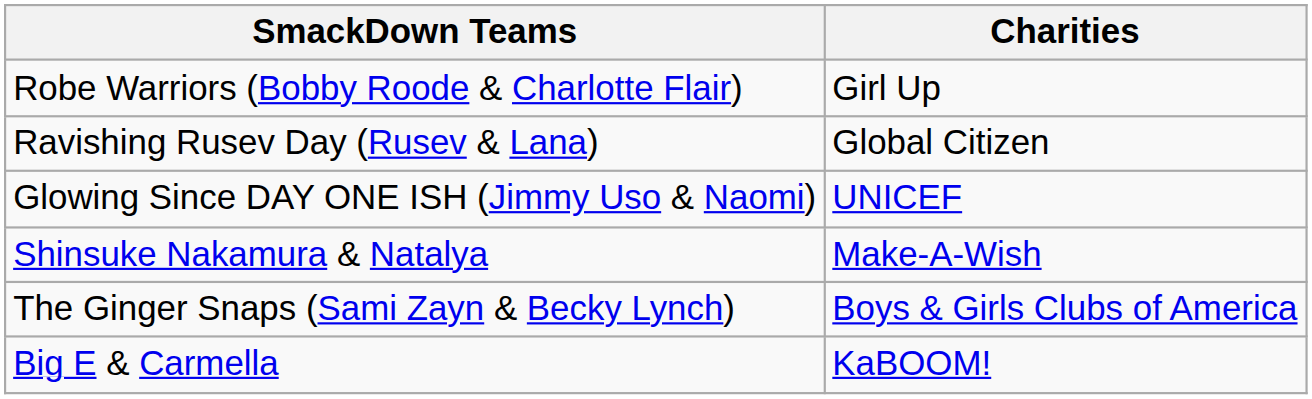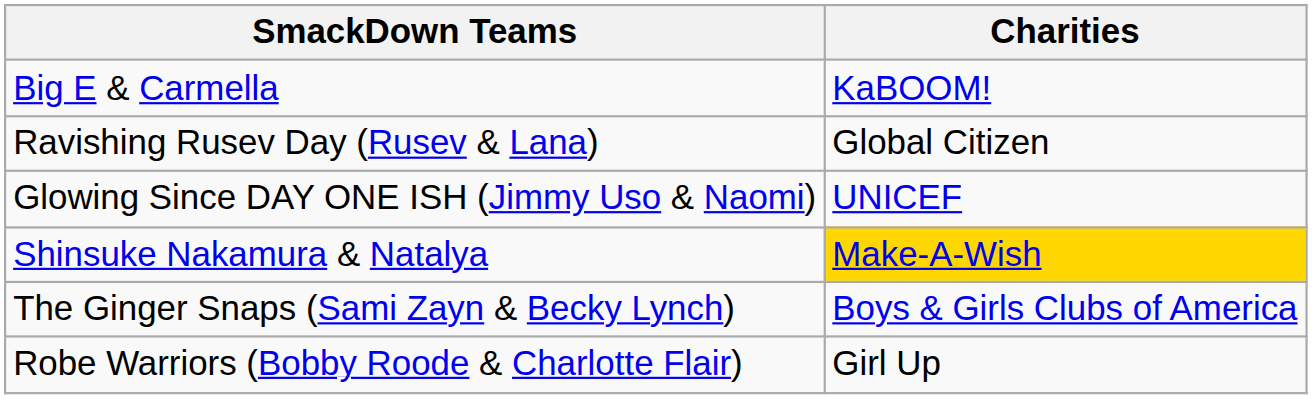rows swapped: (378, 87) <-> (146, 364)
(937, 253) no background -> (937, 253) gold background
